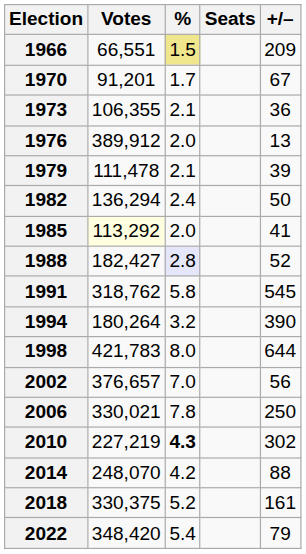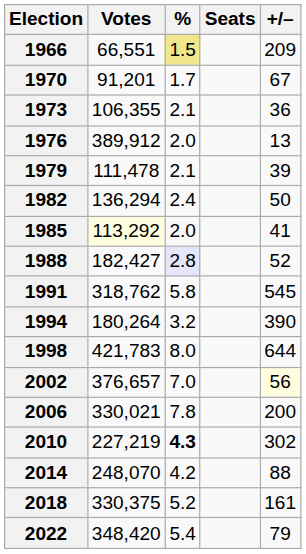(280, 381) no background -> (280, 381) lightyellow background
(280, 412) 250 -> (280, 412) 200
